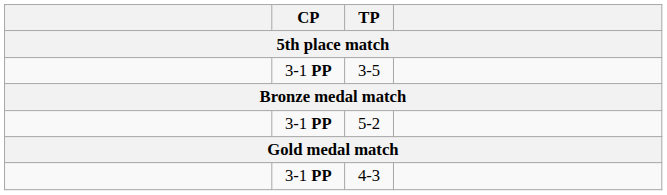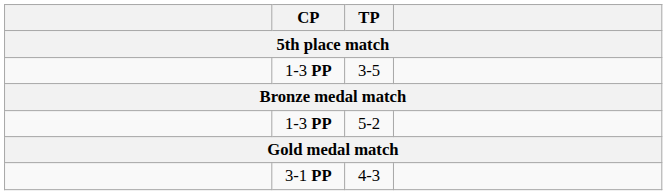(308, 70) 3-1 PP -> (308, 70) 1-3 PP
(308, 123) 3-1 PP -> (308, 123) 1-3 PP
